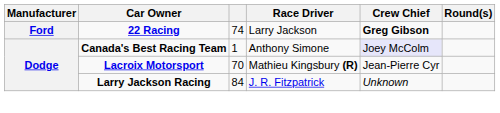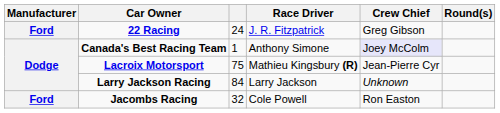(238, 31) 74 -> (238, 31) 24
(283, 31) Larry Jackson -> (286, 31) J. R. Fitzpatrick
(396, 31) bold -> (394, 31) normal
(238, 65) 70 -> (238, 65) 75
(286, 83) J. R. Fitzpatrick -> (283, 83) Larry Jackson
+ row: (154, 100)
